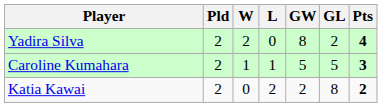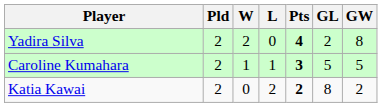columns swapped: (303, 16) <-> (363, 16)
